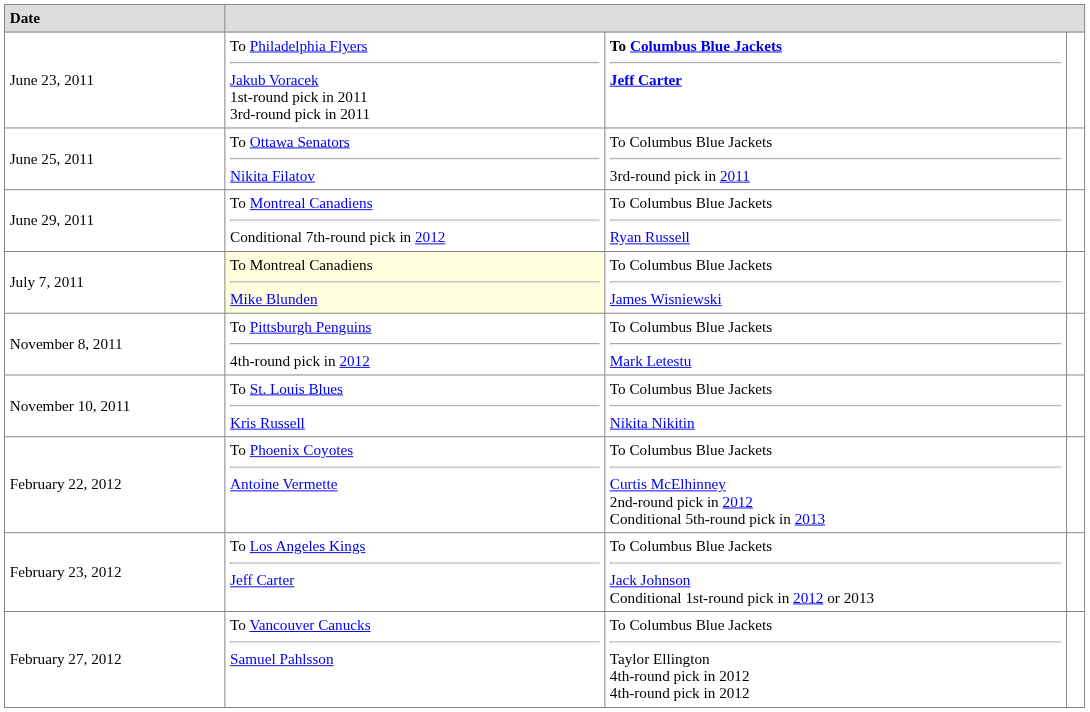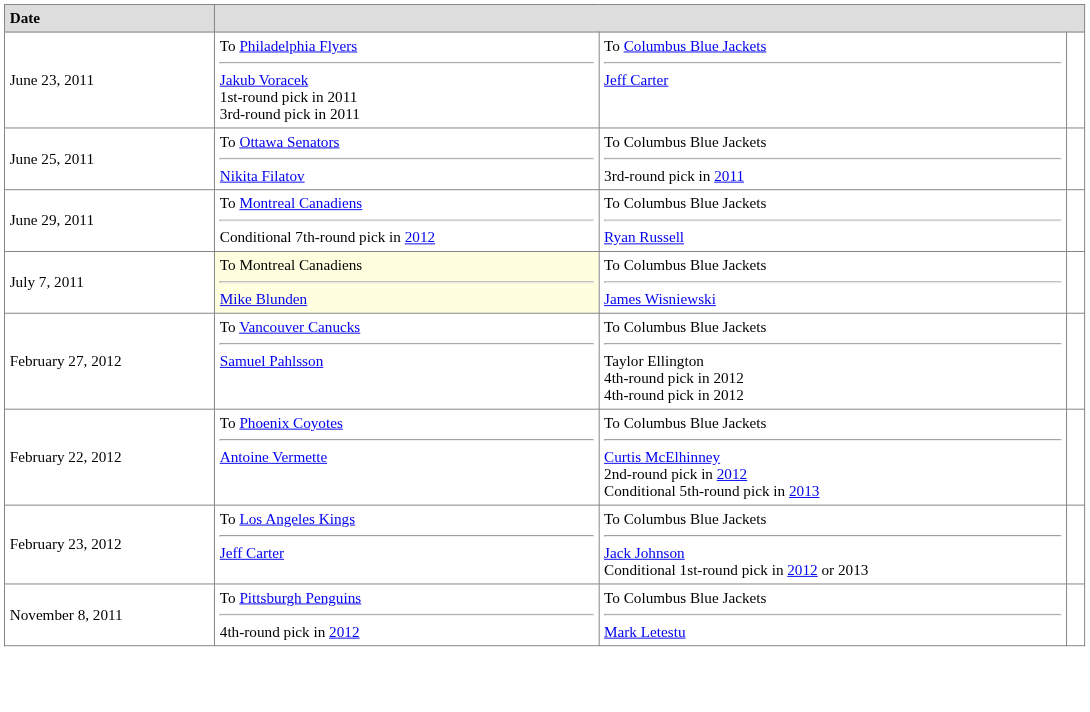(836, 62) bold -> (833, 62) normal
rows swapped: (66, 344) <-> (66, 659)
- row: (70, 405)
